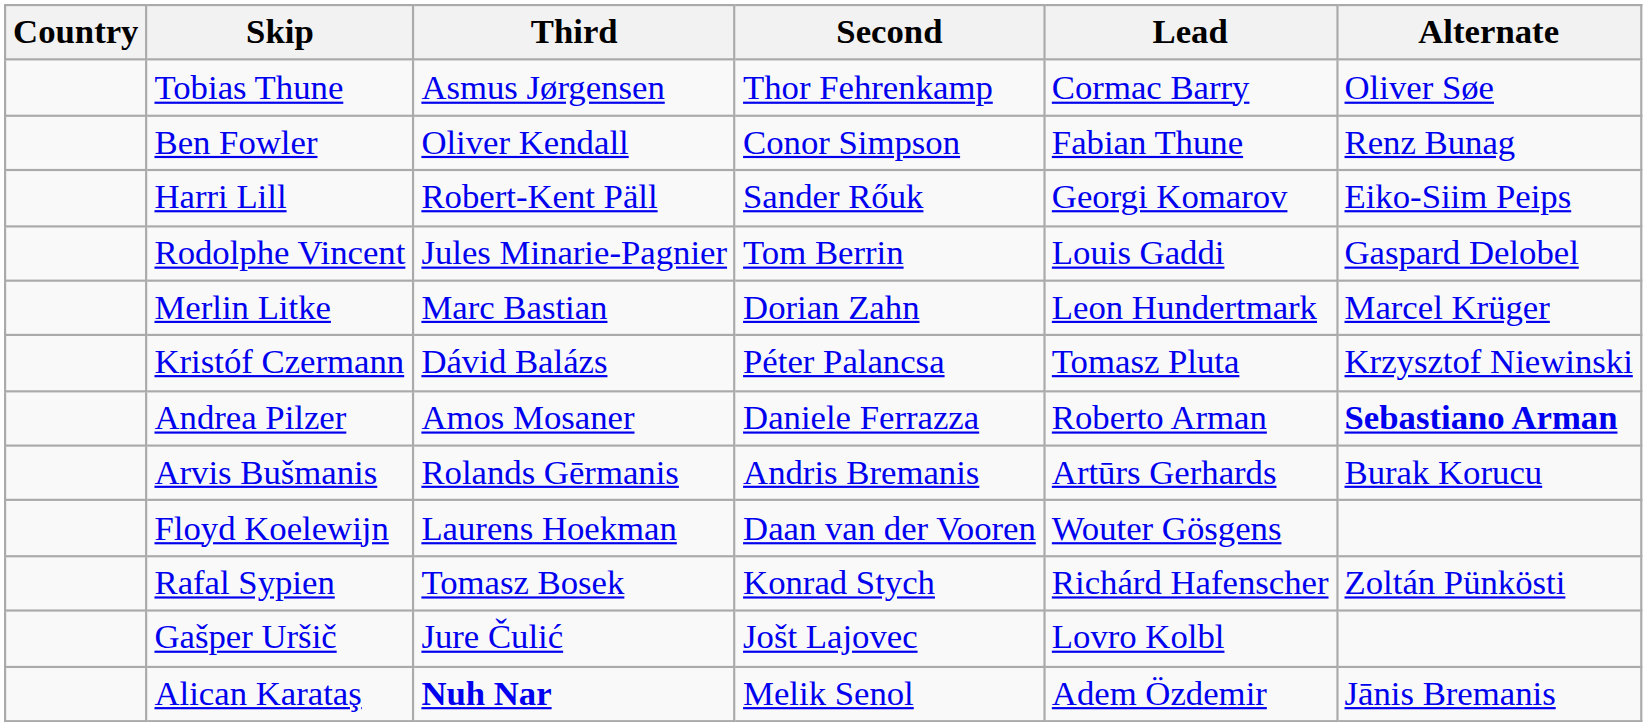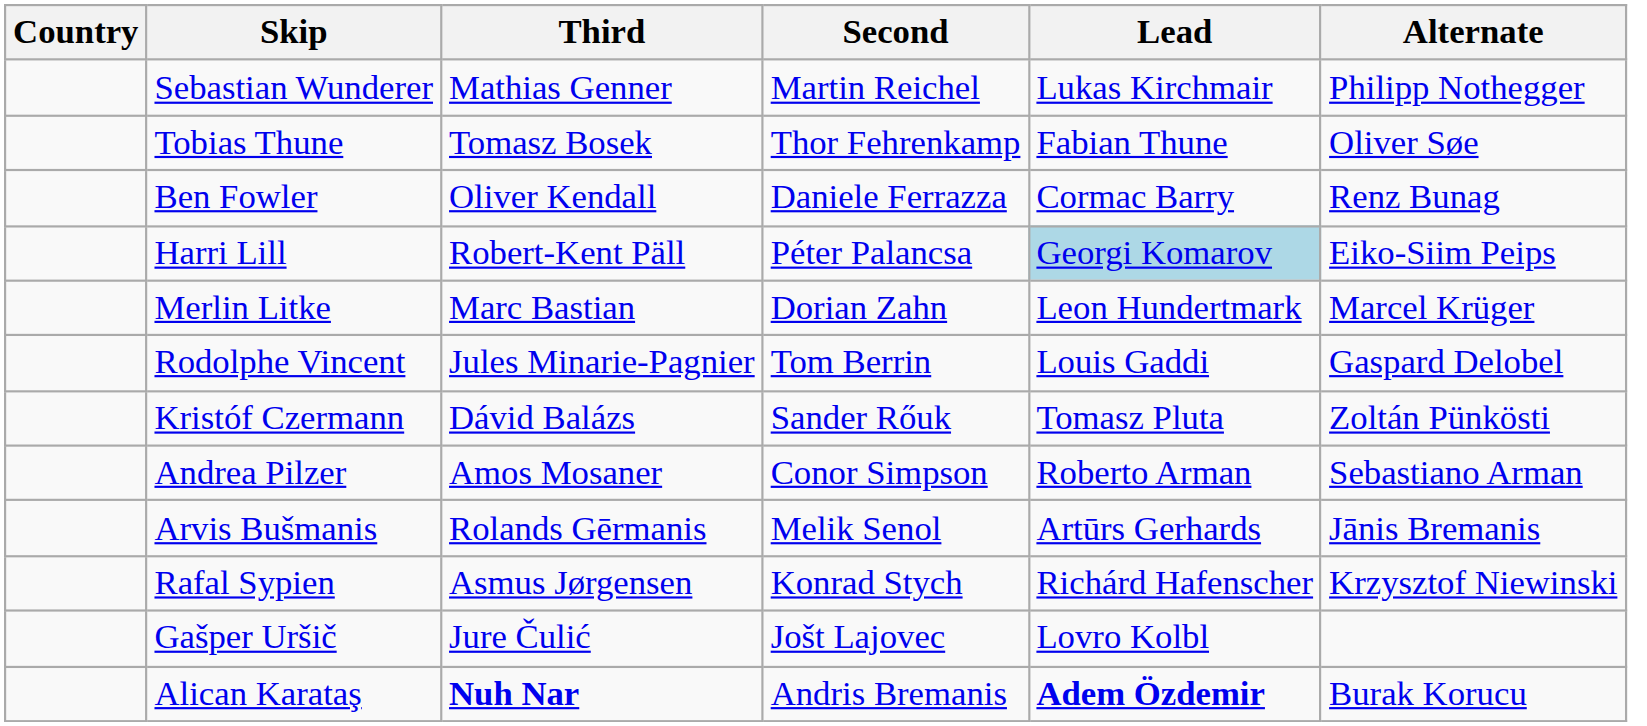+ row: (294, 87)
(543, 87) Asmus Jørgensen -> (551, 142) Tomasz Bosek
(1151, 87) Cormac Barry -> (1132, 142) Fabian Thune
(852, 142) Conor Simpson -> (889, 197) Daniele Ferrazza
(1147, 142) Fabian Thune -> (1135, 197) Cormac Barry
(833, 197) Sander Rőuk -> (871, 252) Péter Palancsa
(1170, 197) no background -> (1154, 252) lightblue background
rows swapped: (280, 252) <-> (243, 307)
(844, 362) Péter Palancsa -> (861, 417) Sander Rőuk
(1489, 362) Krzysztof Niewinski -> (1440, 417) Zoltán Pünkösti
(861, 417) Daniele Ferrazza -> (879, 472) Conor Simpson
(1481, 417) bold -> (1456, 472) normal
(861, 472) Andris Bremanis -> (856, 527) Melik Senol
(1443, 472) Burak Korucu -> (1435, 527) Jānis Bremanis
- row: (272, 527)
(523, 582) Tomasz Bosek -> (571, 582) Asmus Jørgensen
(1455, 582) Zoltán Pünkösti -> (1473, 582) Krzysztof Niewinski
(828, 692) Melik Senol -> (889, 692) Andris Bremanis
(1159, 692) normal -> (1151, 692) bold
(1450, 692) Jānis Bremanis -> (1428, 692) Burak Korucu
